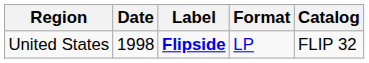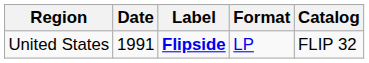(136, 44) 1998 -> (136, 44) 1991
